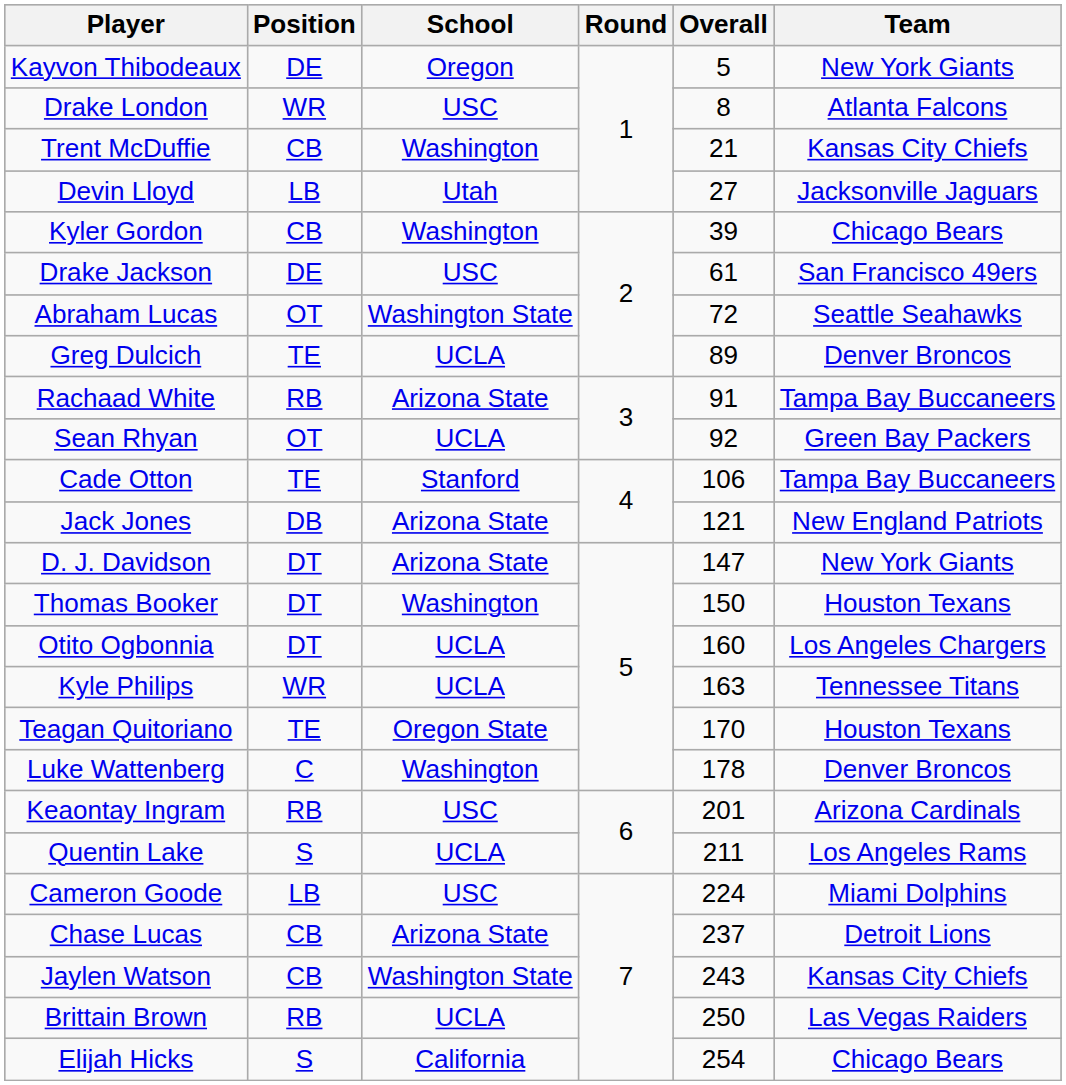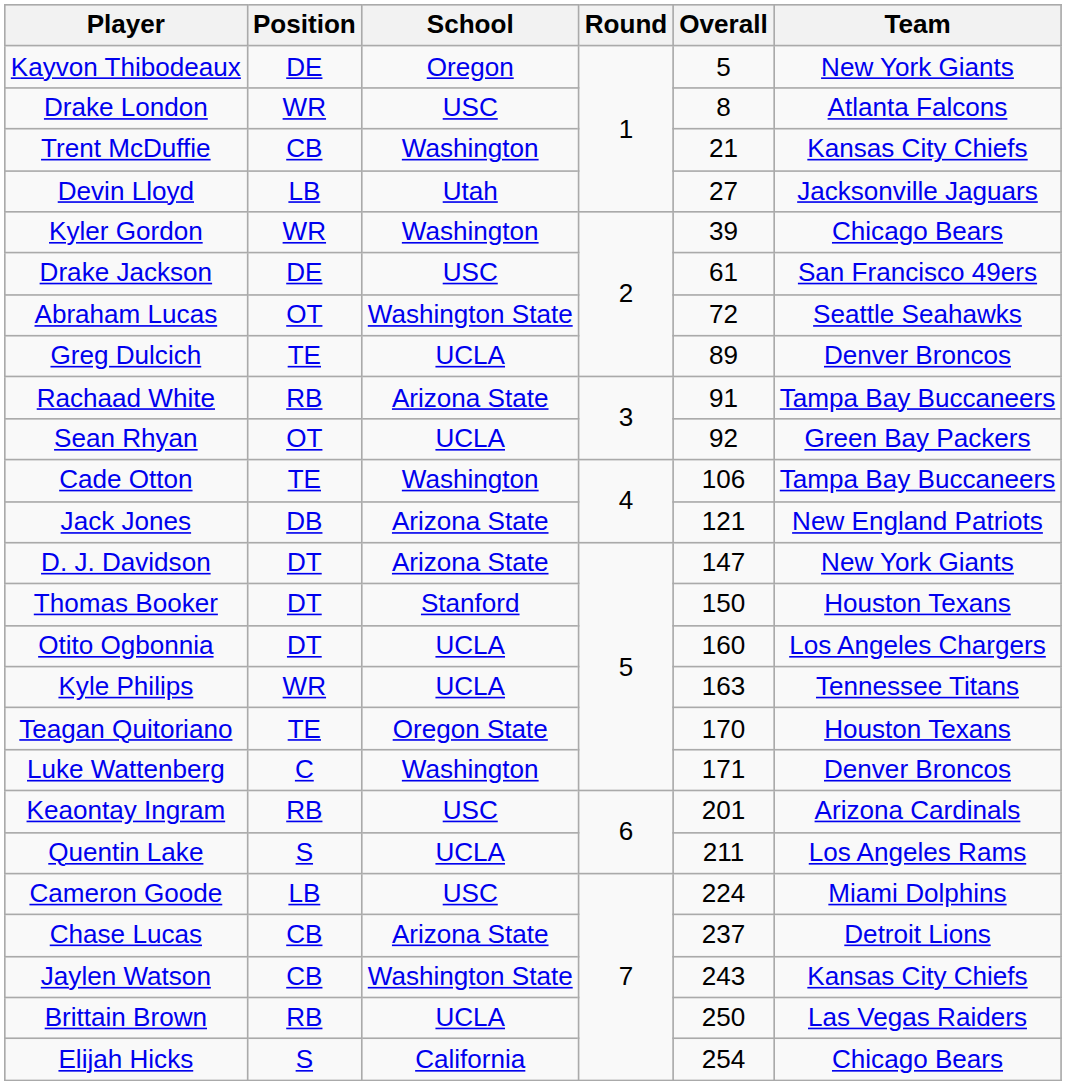(304, 231) CB -> (304, 231) WR
(470, 480) Stanford -> (470, 480) Washington
(470, 604) Washington -> (470, 604) Stanford
(724, 769) 178 -> (724, 769) 171
